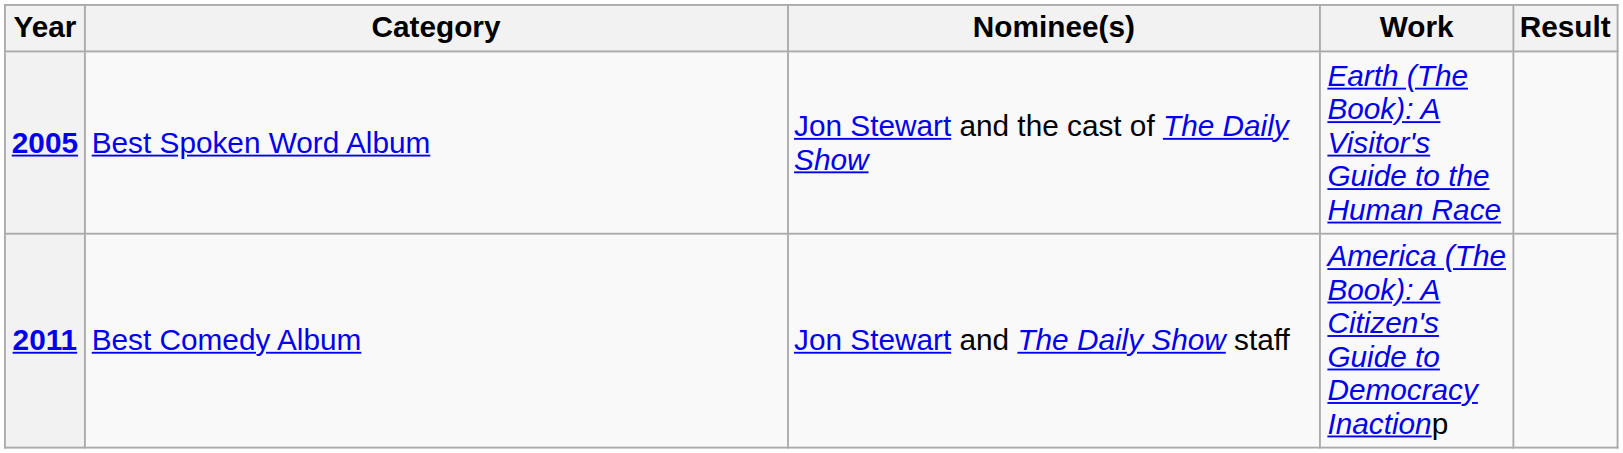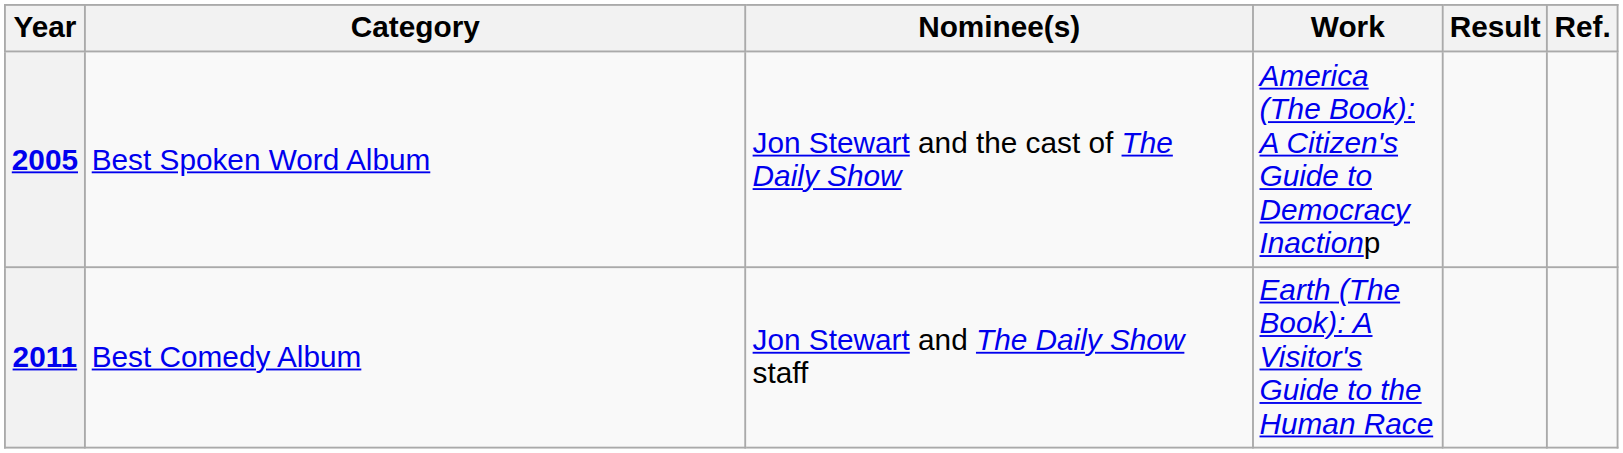+ column: (1583, 28)
(1414, 142) Earth (The Book): A Visitor's Guide to the Human Race -> (1337, 158) America (The Book): A Citizen's Guide to Democracy Inactionp
(1417, 340) America (The Book): A Citizen's Guide to Democracy Inactionp -> (1346, 356) Earth (The Book): A Visitor's Guide to the Human Race
